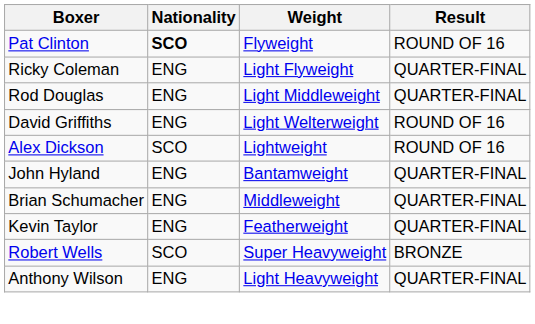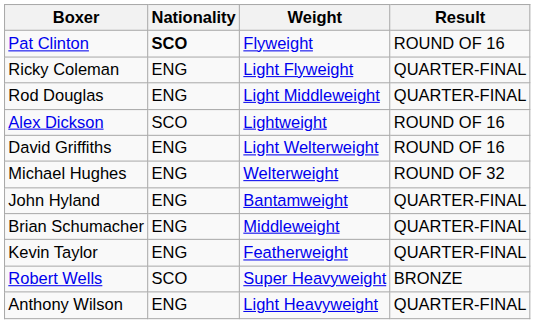rows swapped: (56, 148) <-> (60, 122)
+ row: (67, 174)
